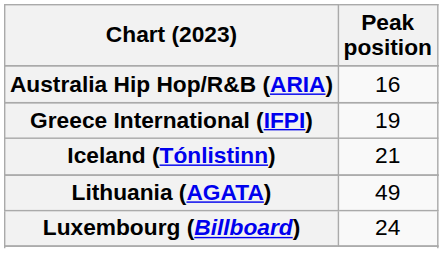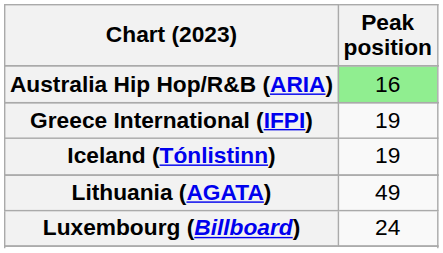(388, 84) no background -> (388, 84) lightgreen background
(388, 156) 21 -> (388, 156) 19
